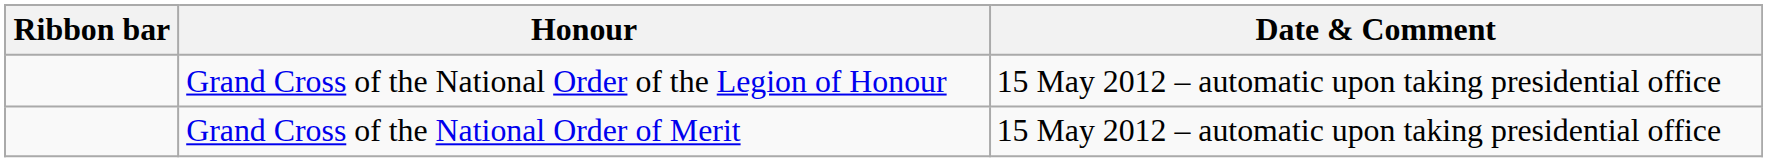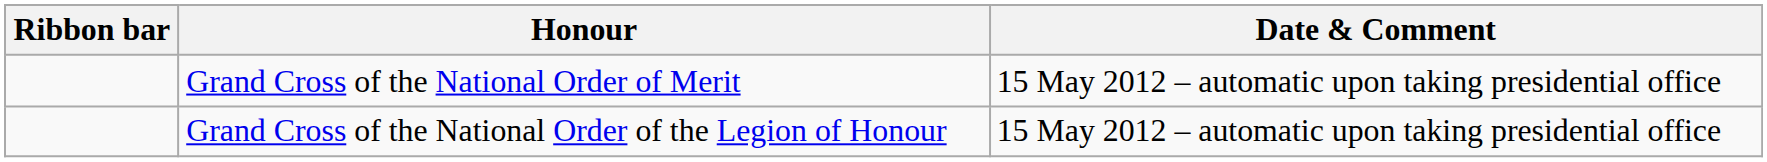rows swapped: (566, 80) <-> (463, 130)
